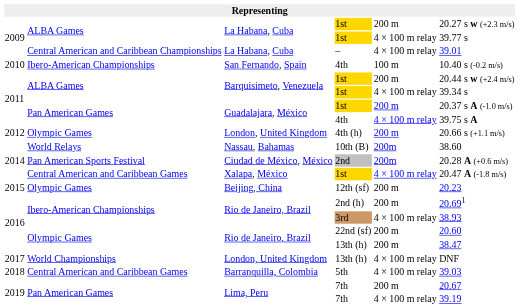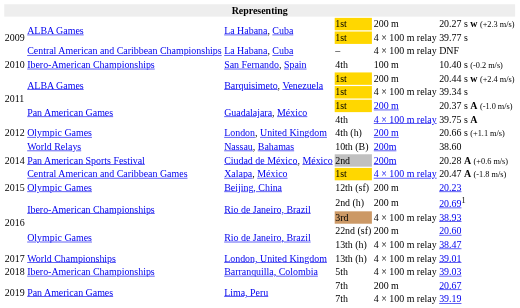(450, 51) 39.01 -> (449, 51) DNF
(386, 245) 200 m -> (405, 245) 4 × 100 m relay
(449, 258) DNF -> (450, 258) 39.01
(107, 272) Central American and Caribbean Games -> (91, 272) Ibero-American Championships
